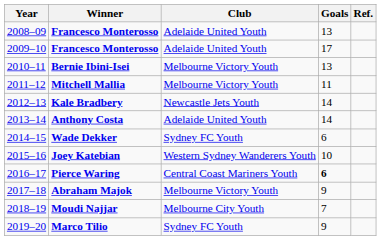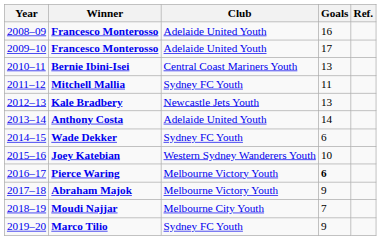(327, 31) 13 -> (327, 31) 16
(221, 66) Melbourne Victory Youth -> (230, 66) Central Coast Mariners Youth
(221, 84) Melbourne Victory Youth -> (203, 84) Sydney FC Youth
(327, 102) 14 -> (327, 102) 13
(230, 173) Central Coast Mariners Youth -> (221, 173) Melbourne Victory Youth
